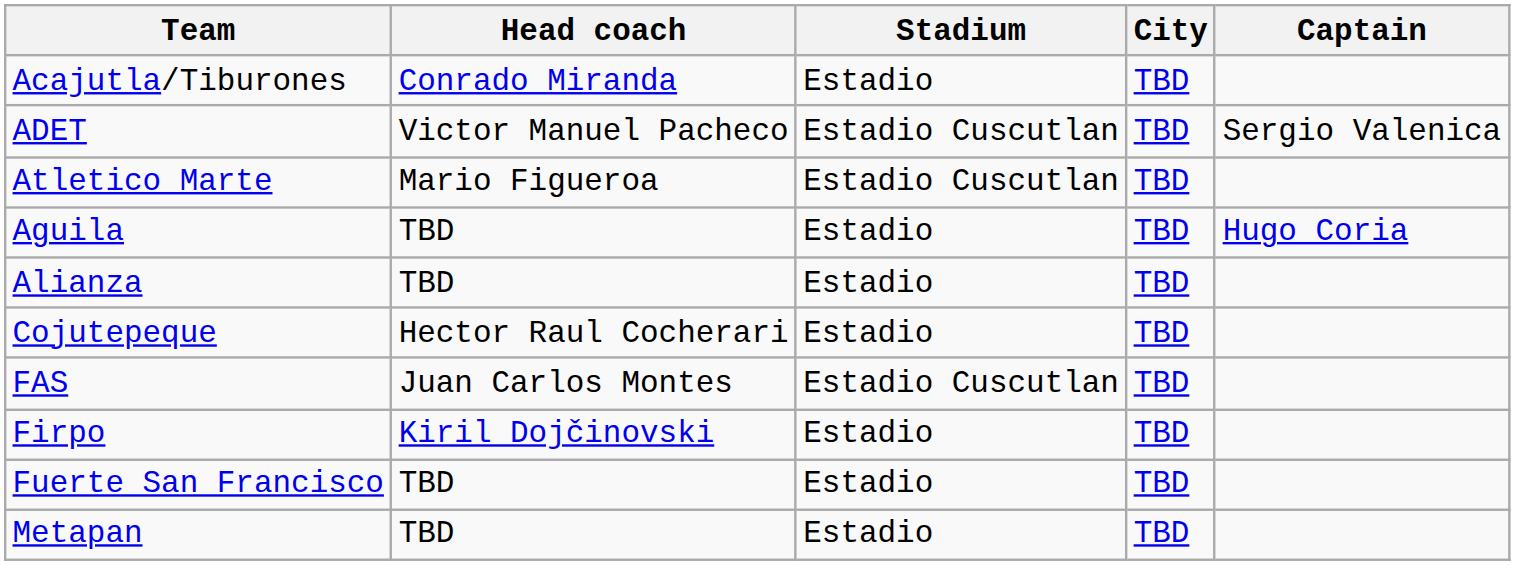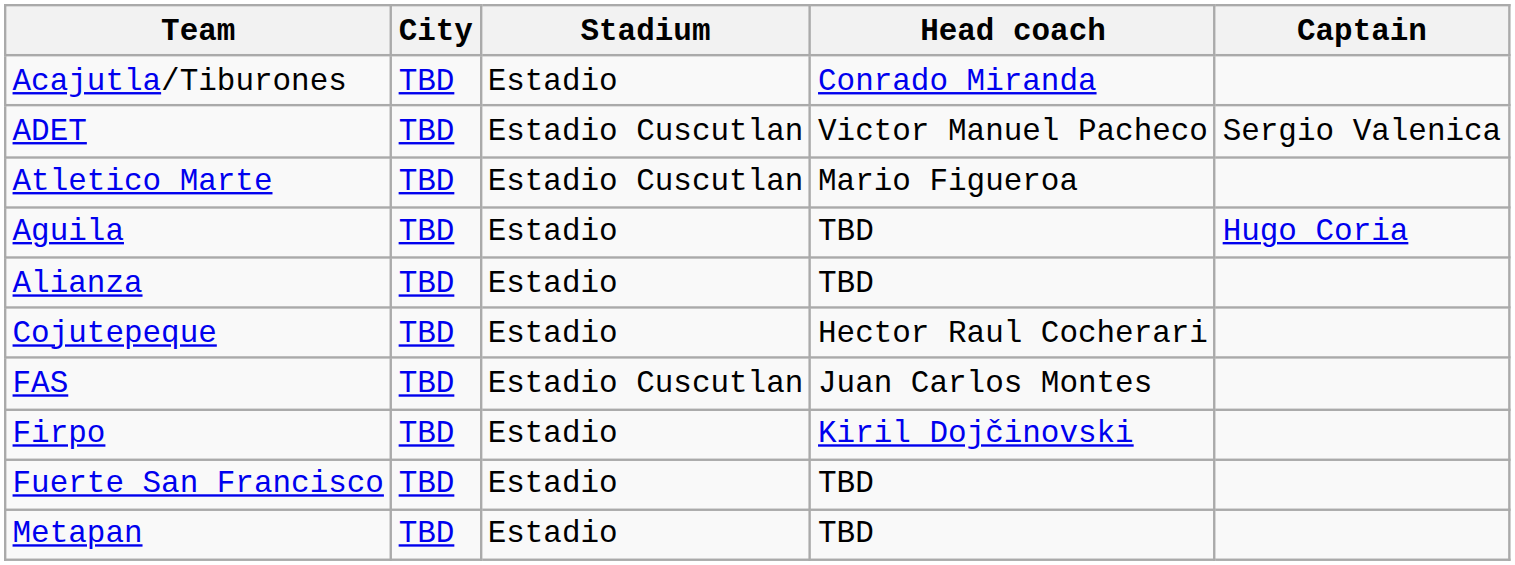columns swapped: (1171, 30) <-> (594, 30)
